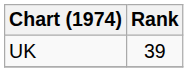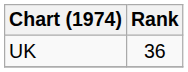(155, 50) 39 -> (155, 50) 36
